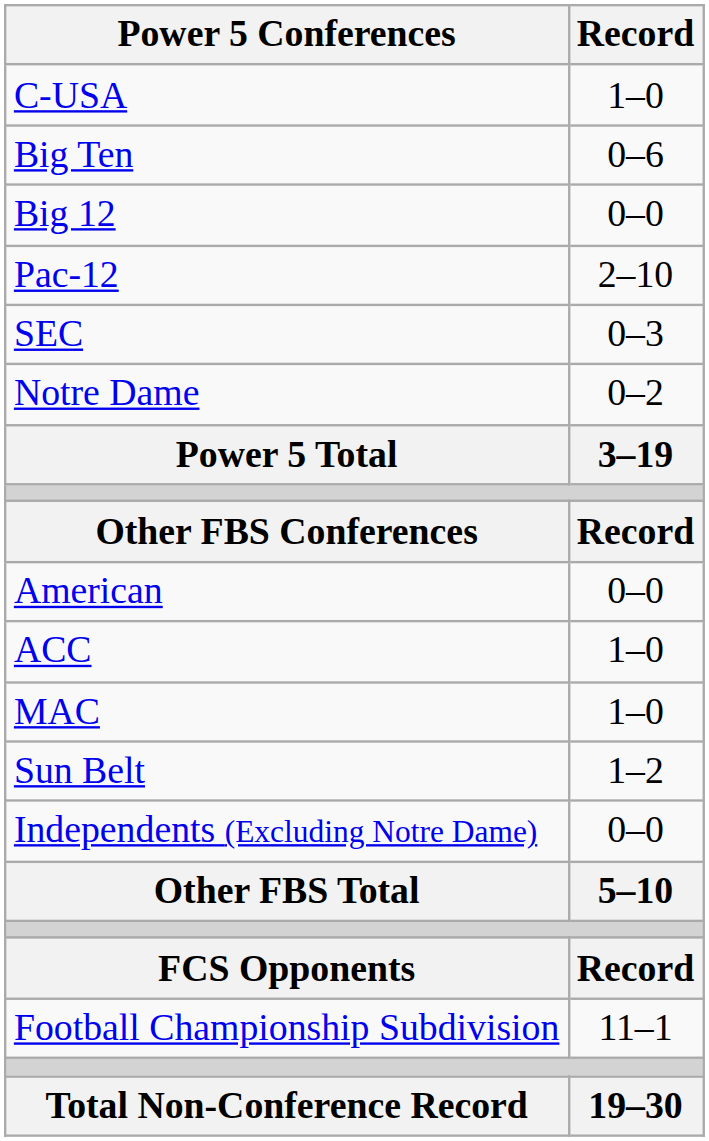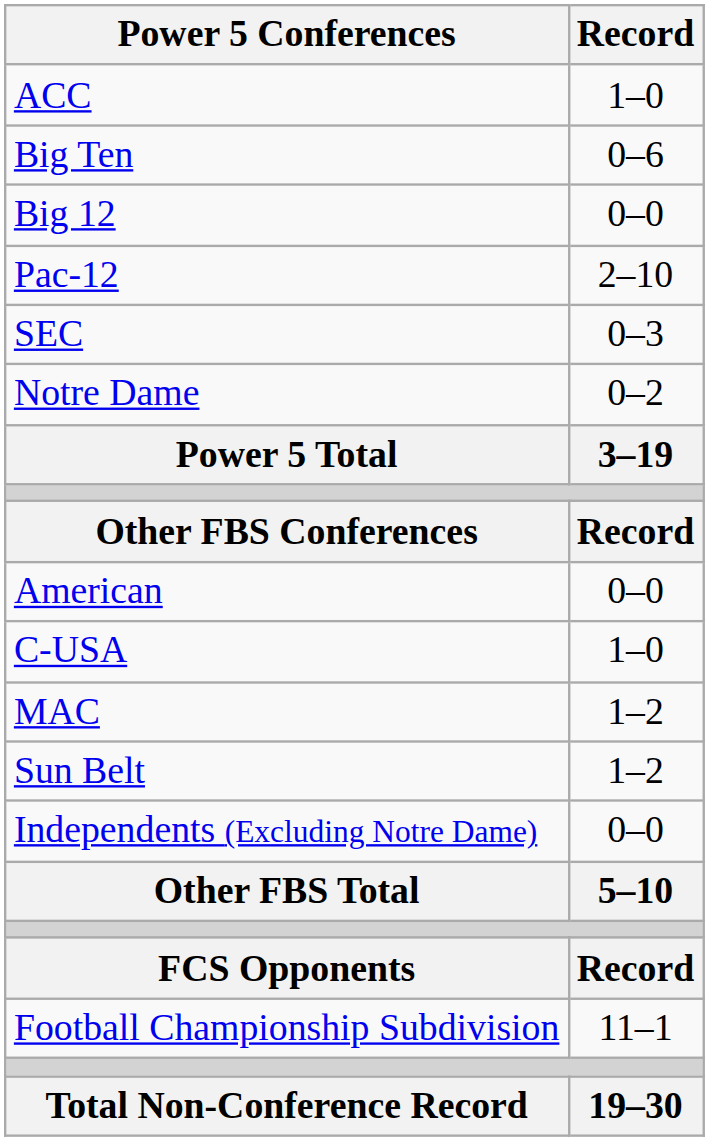rows swapped: (53, 650) <-> (71, 94)
(635, 710) 1–0 -> (635, 710) 1–2
